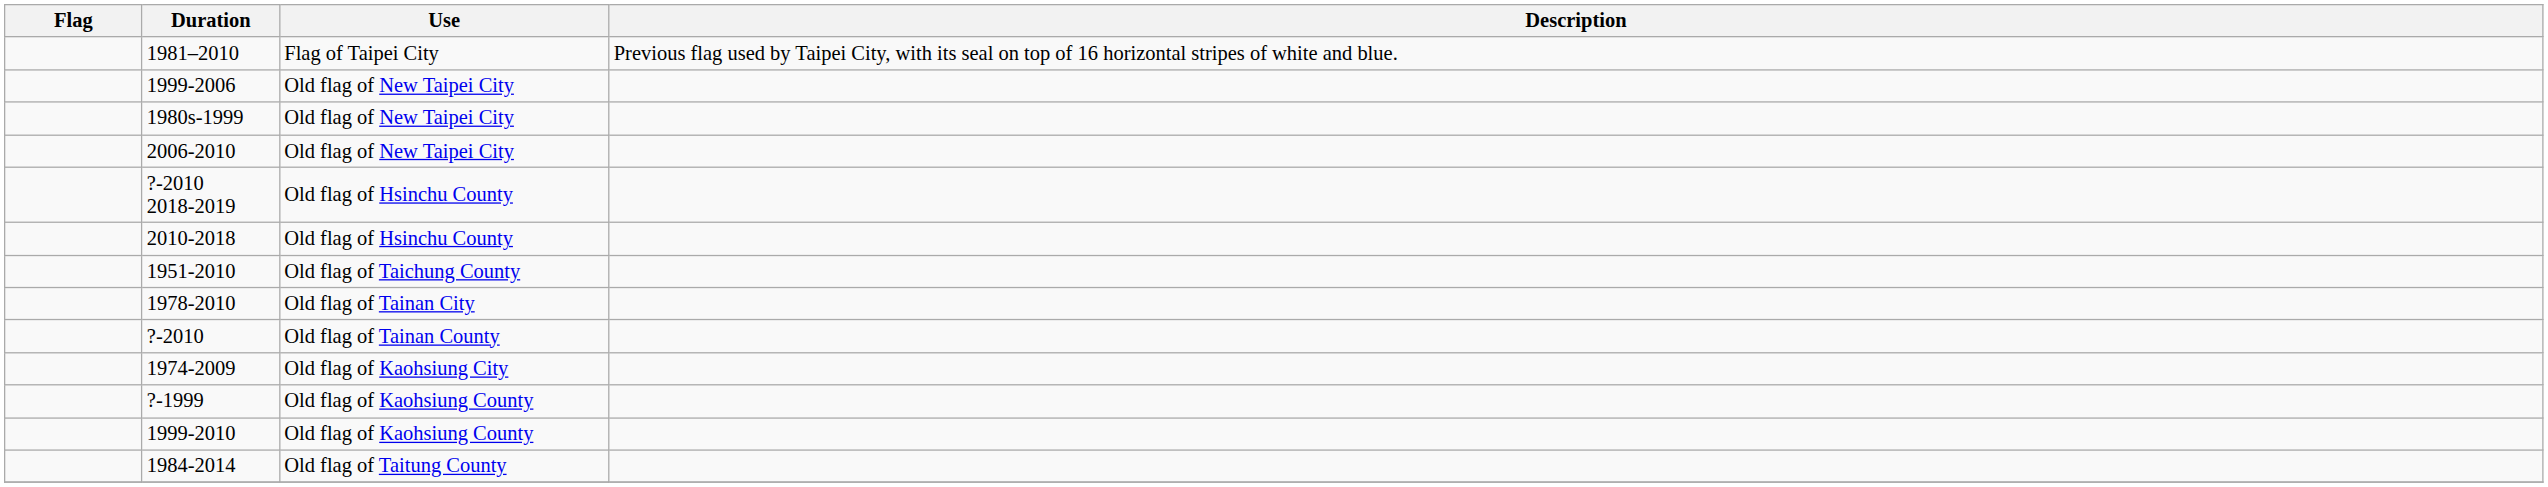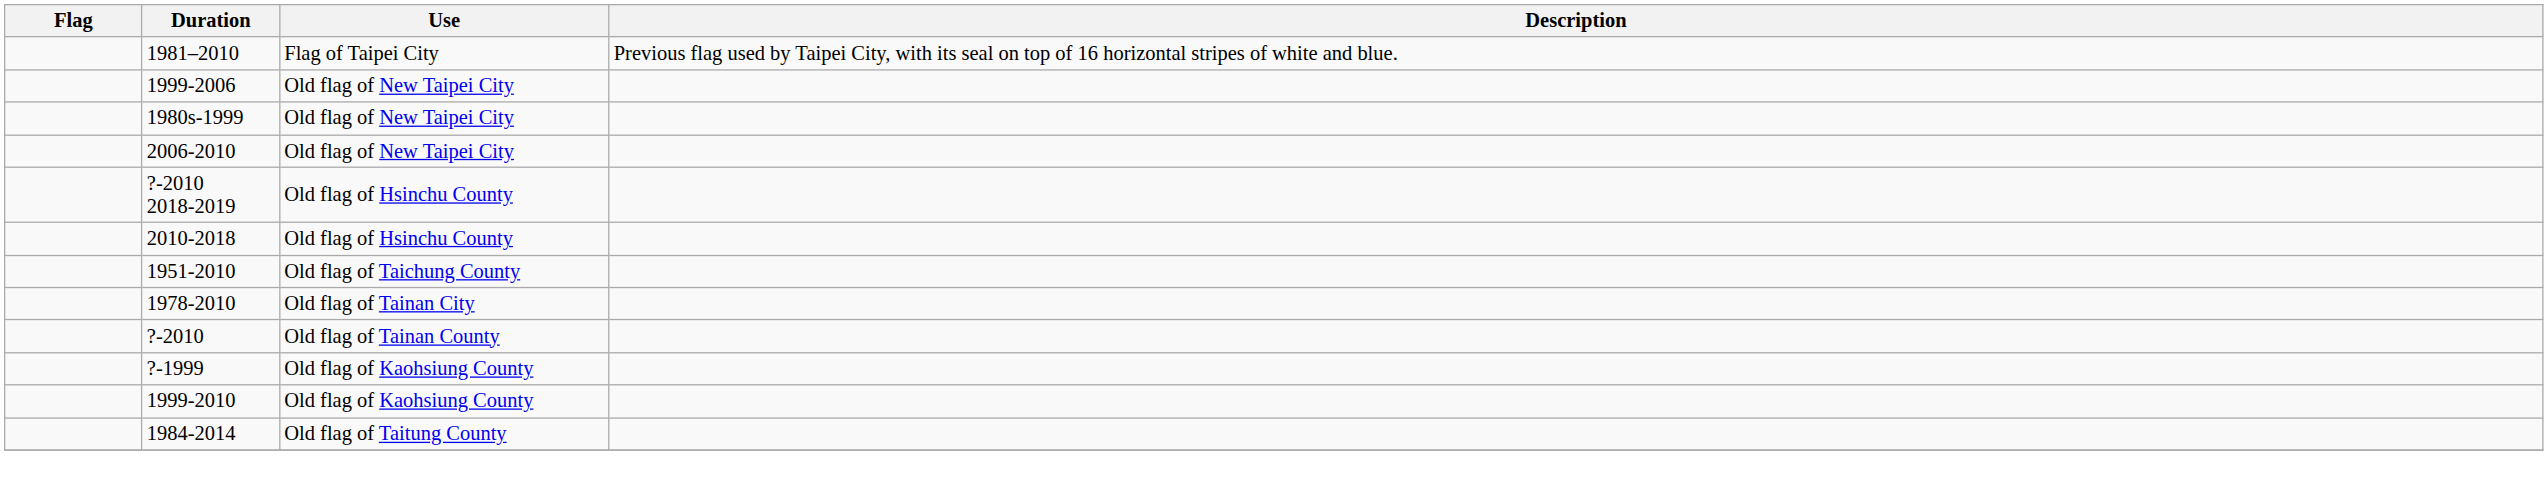- row: (191, 368)
